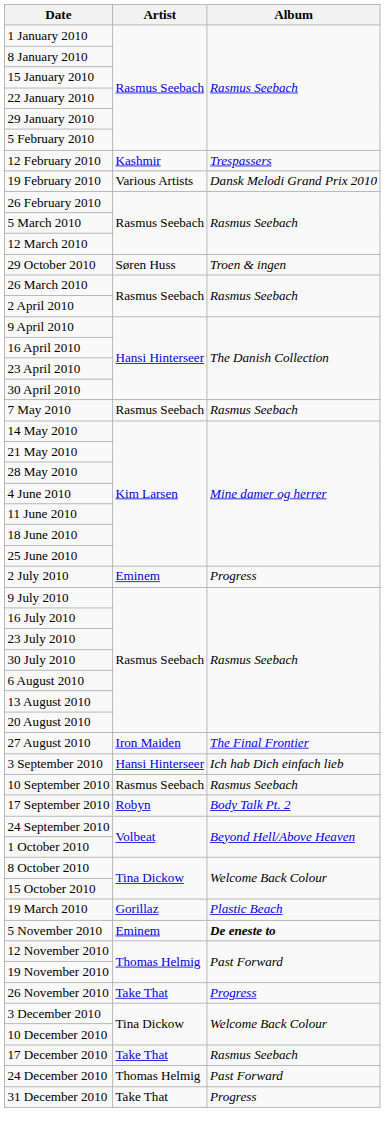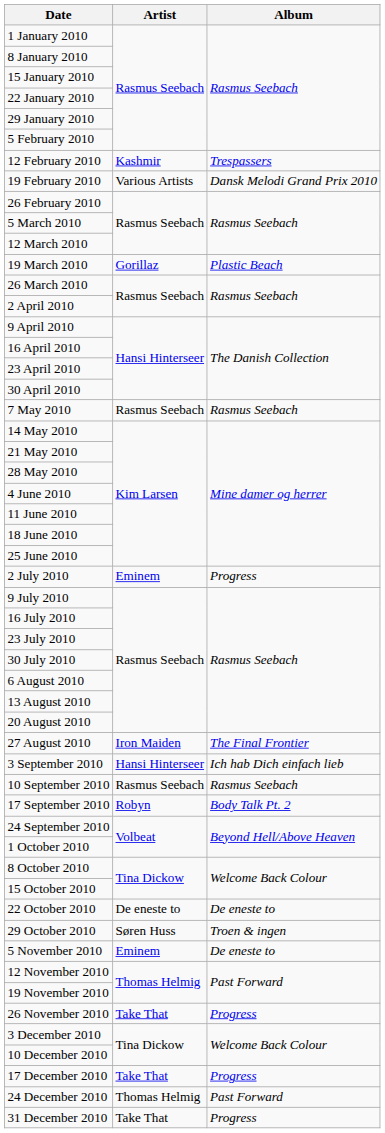rows swapped: (48, 909) <-> (52, 264)
+ row: (52, 909)
(243, 930) bold -> (243, 951) normal
(254, 1055) Rasmus Seebach -> (233, 1076) Progress
